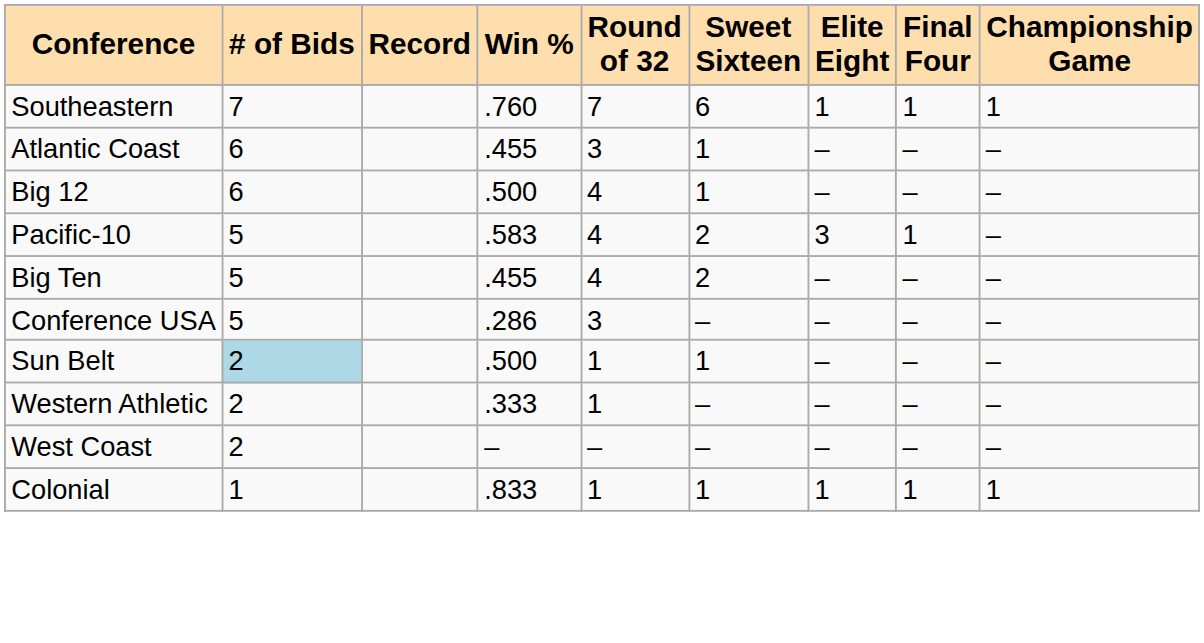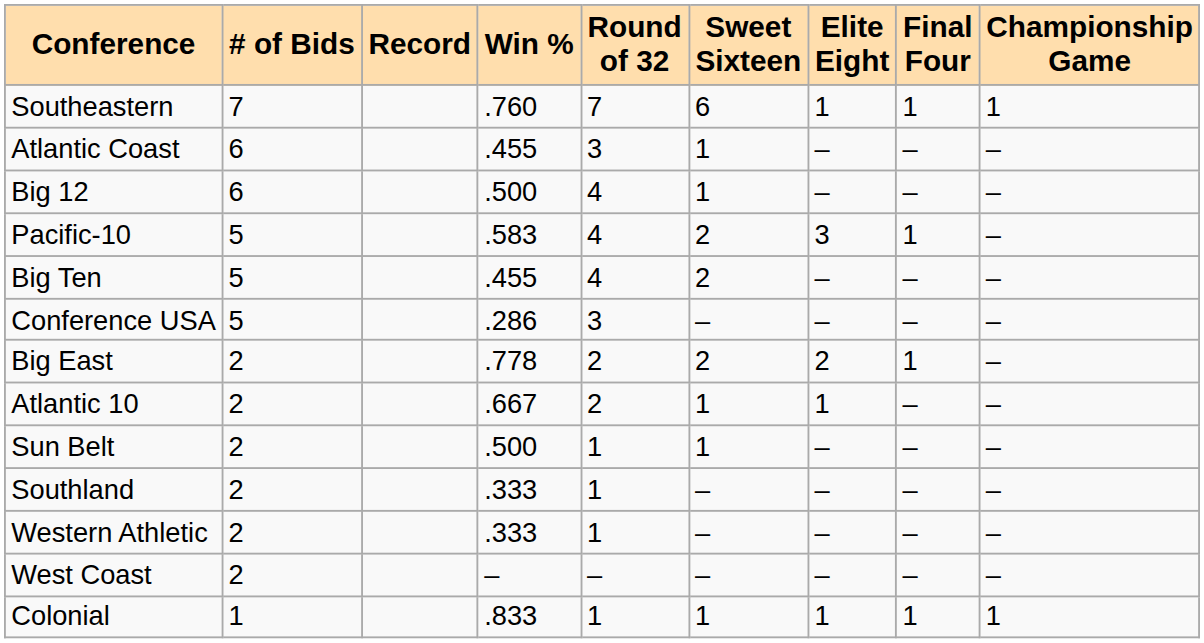+ row: (62, 362)
+ row: (75, 404)
(236, 362) lightblue background -> (236, 447) no background
+ row: (73, 489)
